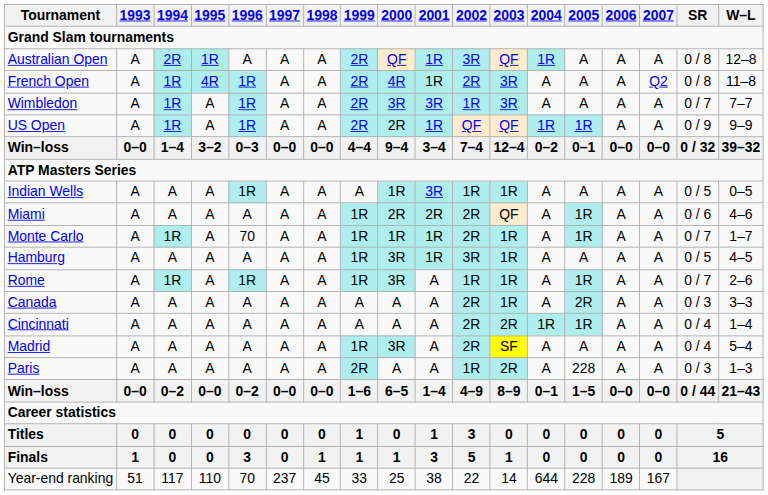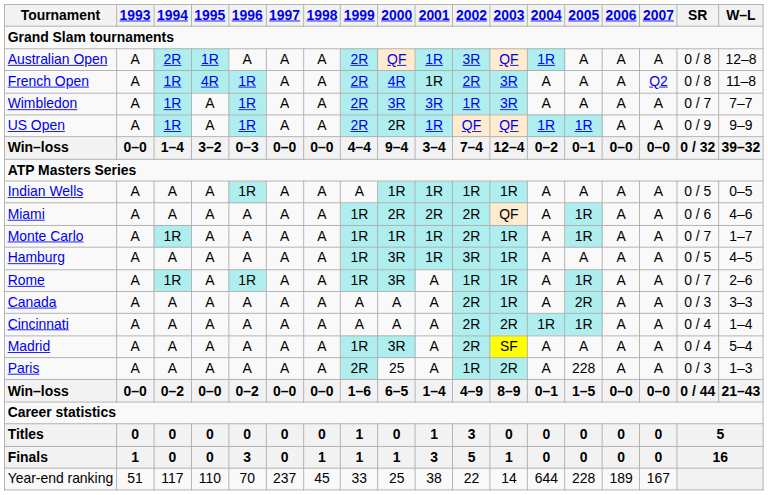(434, 192) 3R -> (434, 192) 1R
(247, 236) 70 -> (247, 236) A
(397, 368) A -> (397, 368) 25
